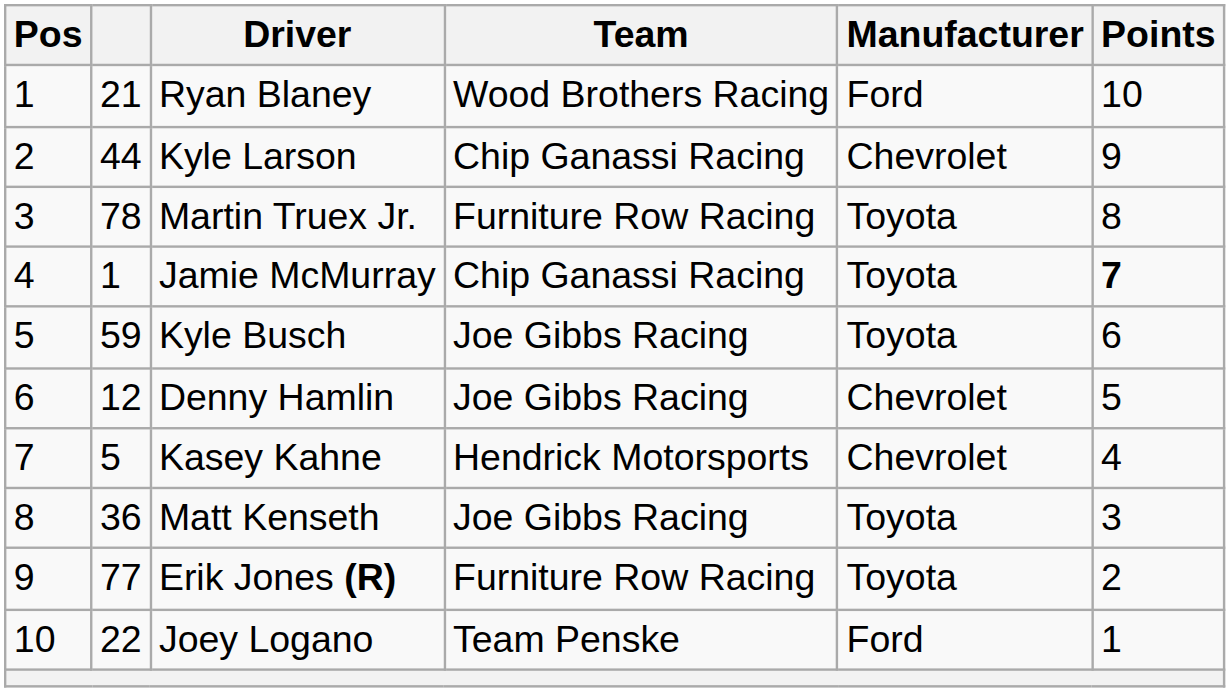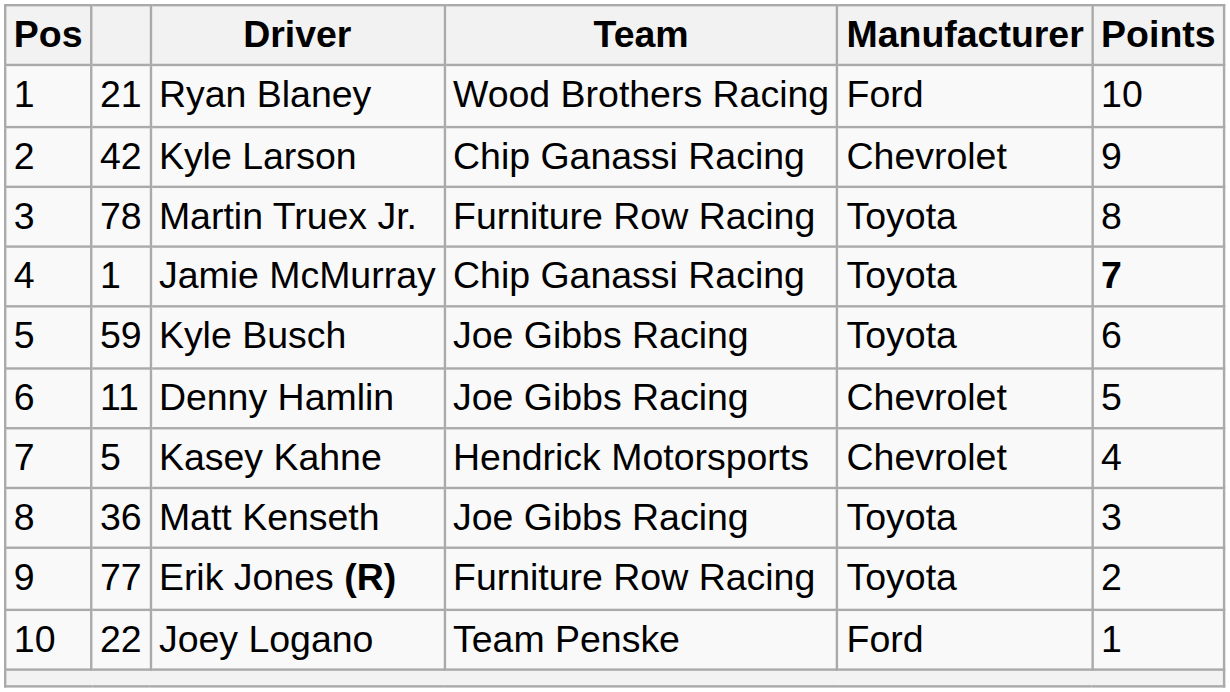(121, 155) 44 -> (121, 155) 42
(121, 396) 12 -> (119, 396) 11
